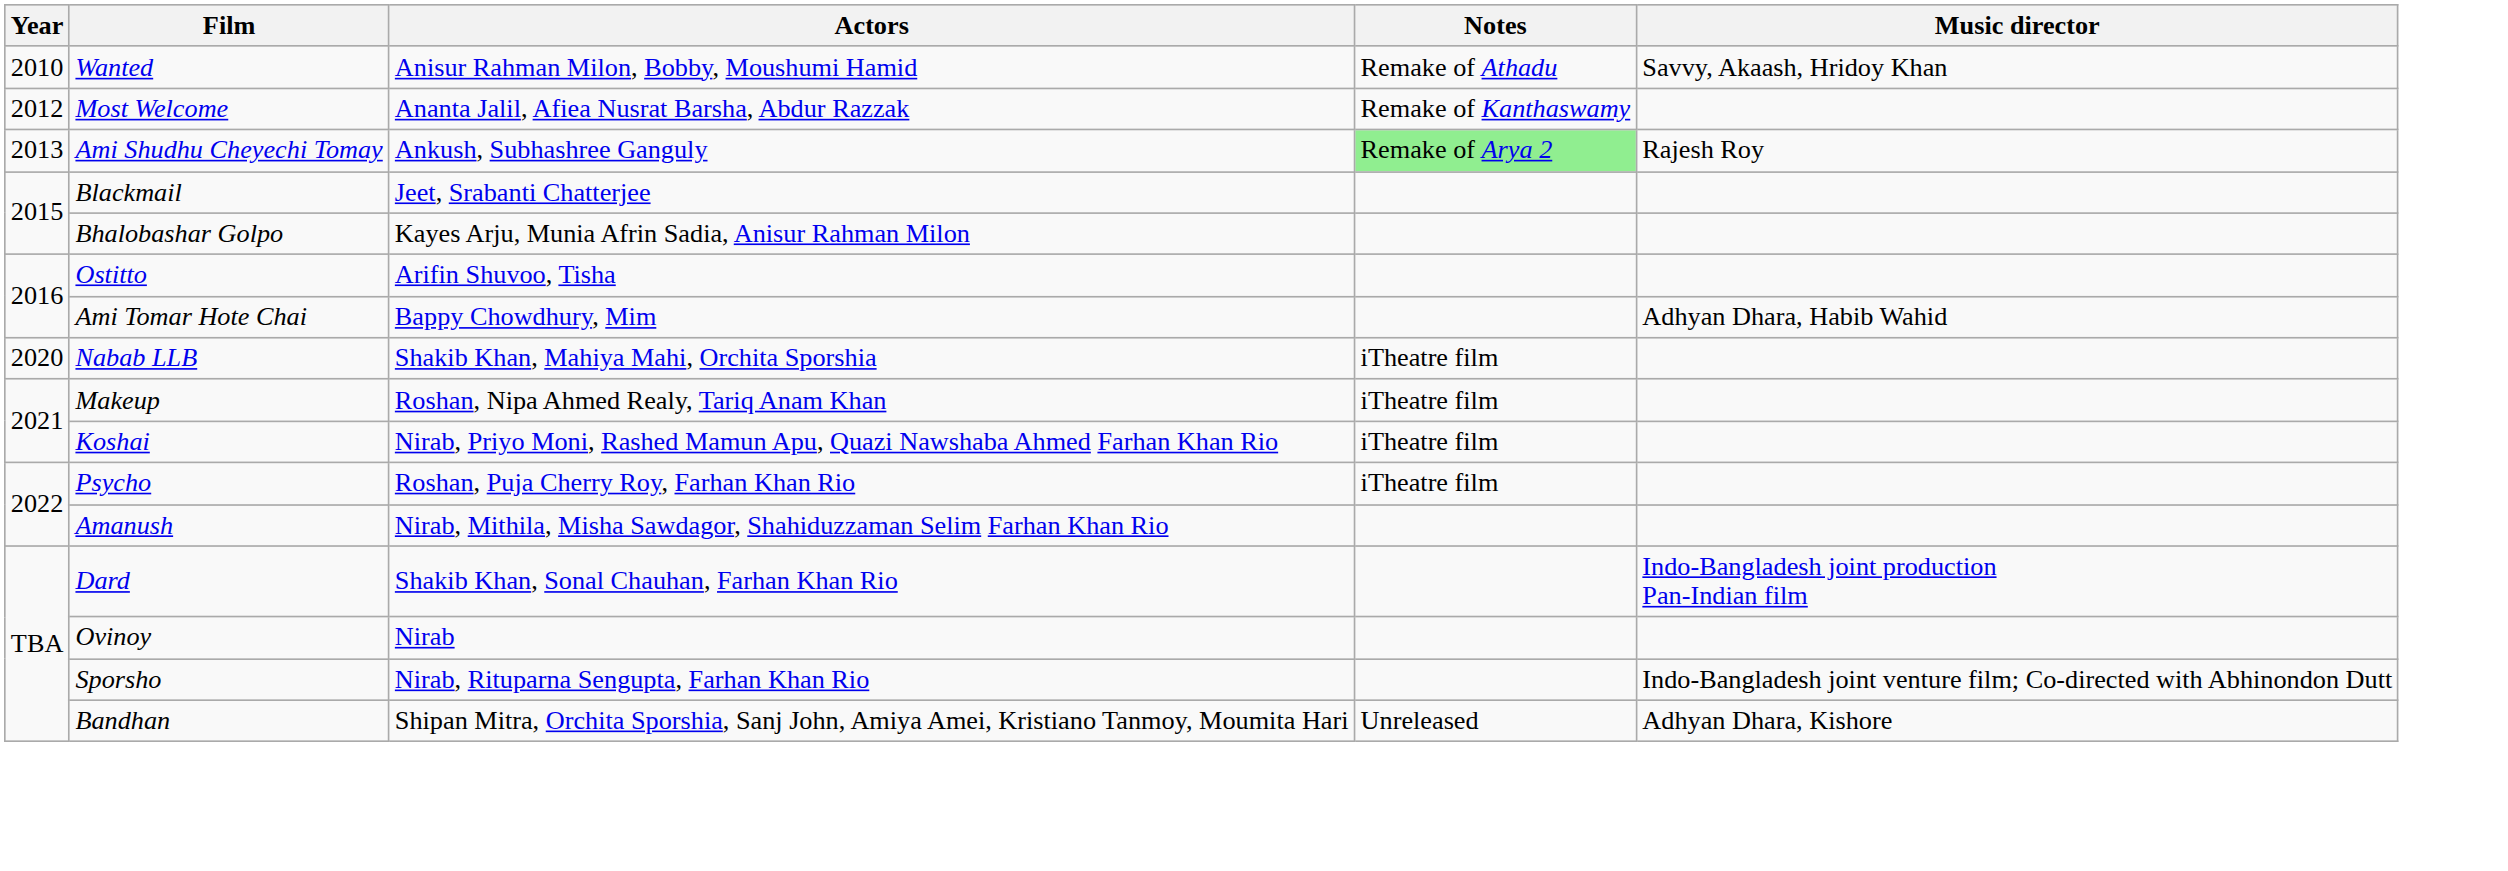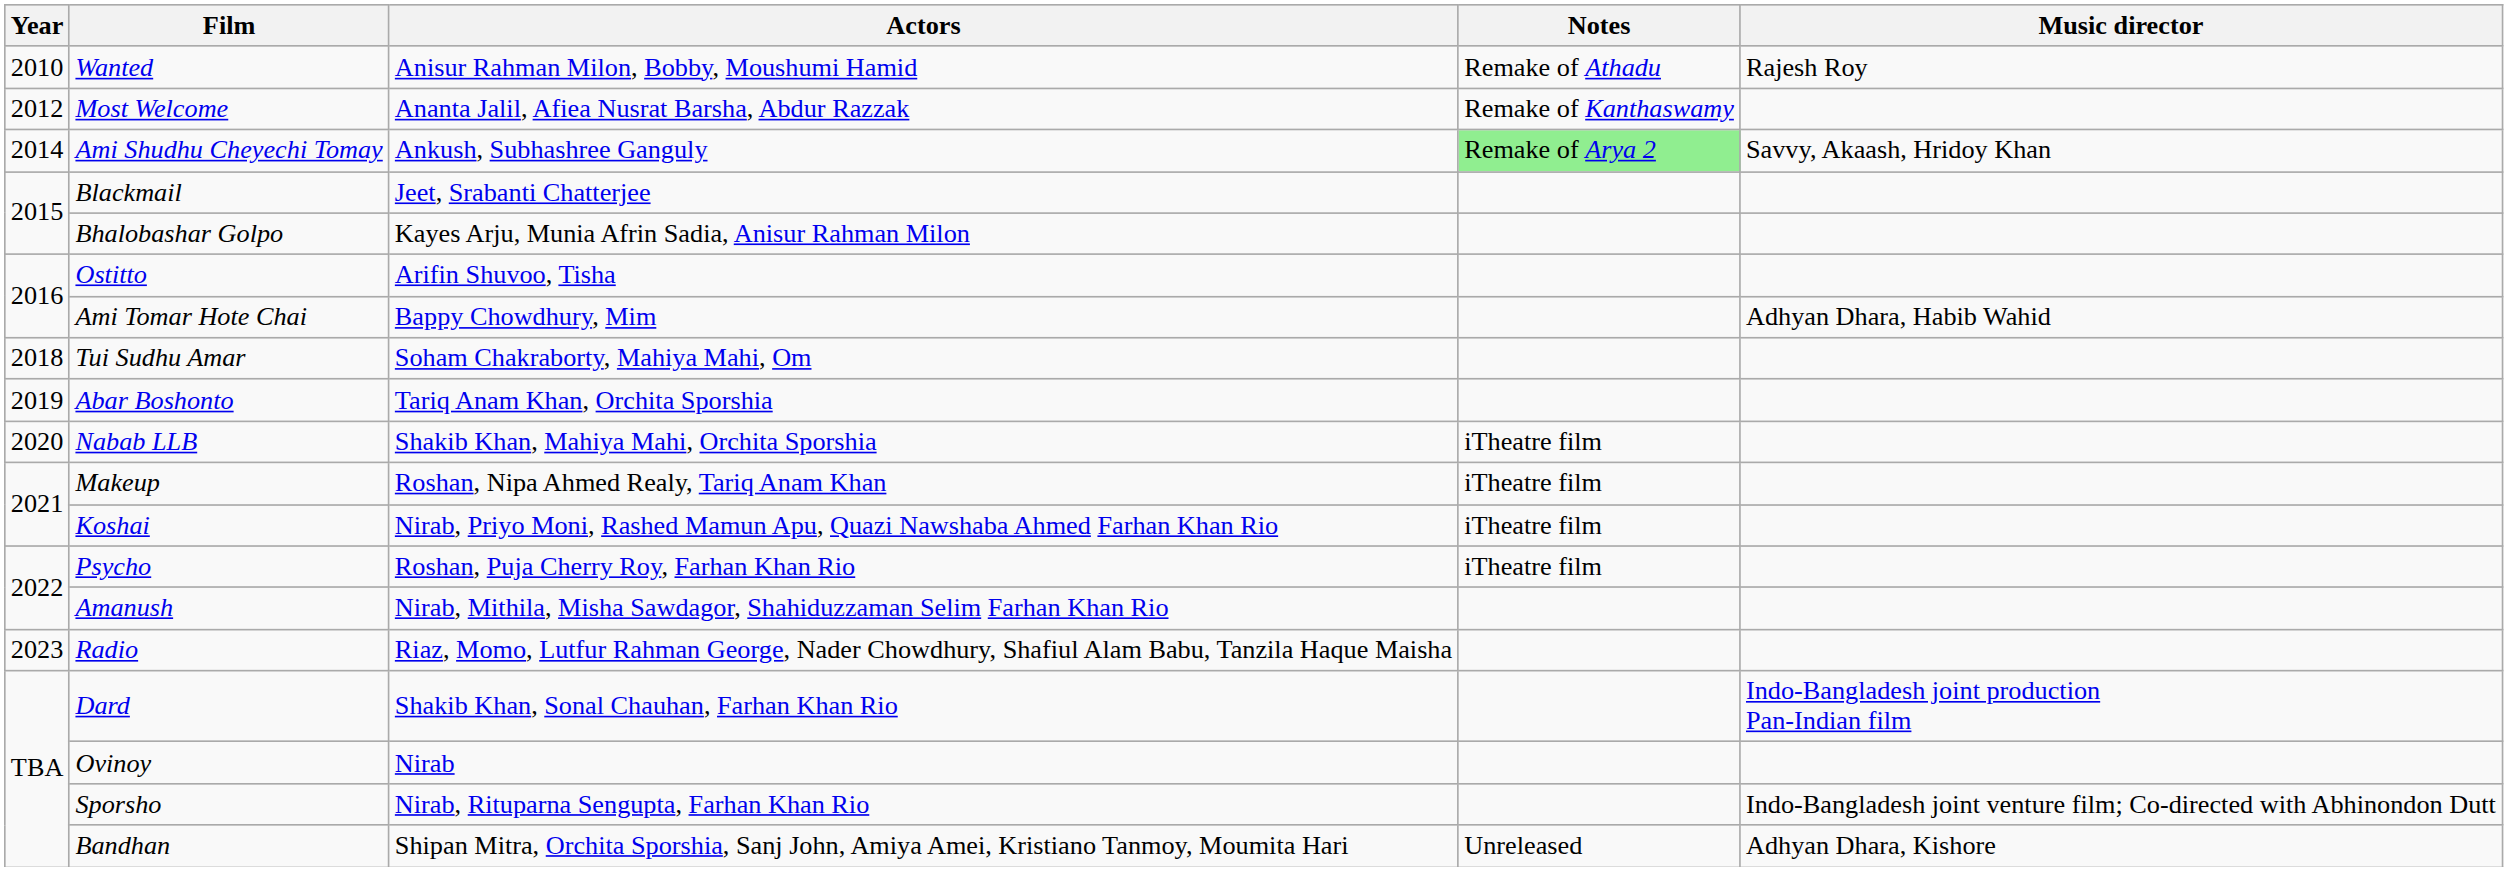(1795, 66) Savvy, Akaash, Hridoy Khan -> (1807, 66) Rajesh Roy
(37, 150) 2013 -> (37, 150) 2014
(1703, 150) Rajesh Roy -> (1899, 150) Savvy, Akaash, Hridoy Khan
+ row: (161, 358)
+ row: (155, 399)
+ row: (107, 649)
